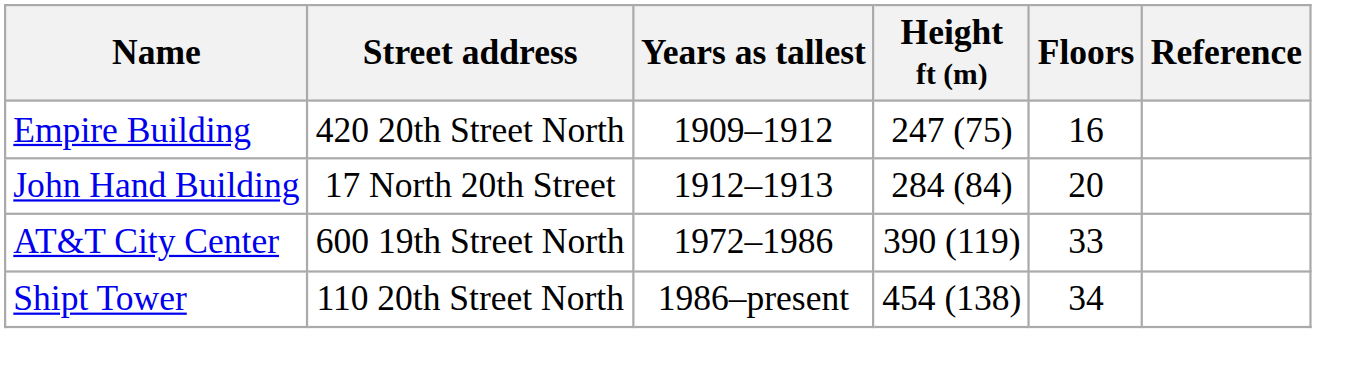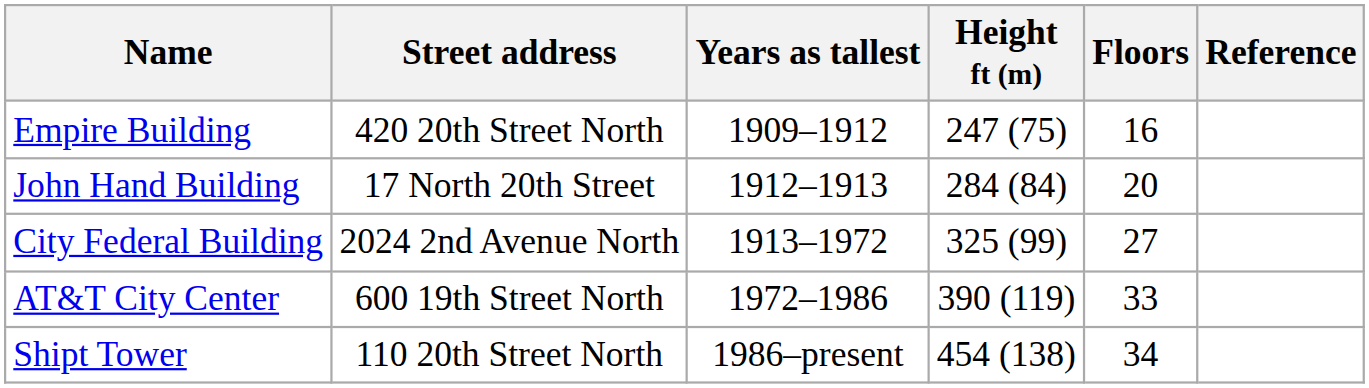+ row: (168, 241)
